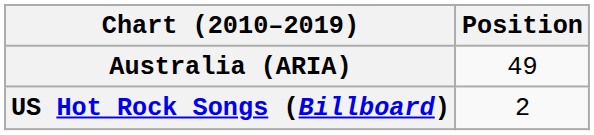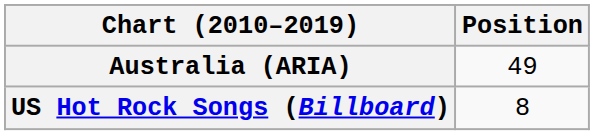(522, 108) 2 -> (522, 108) 8
